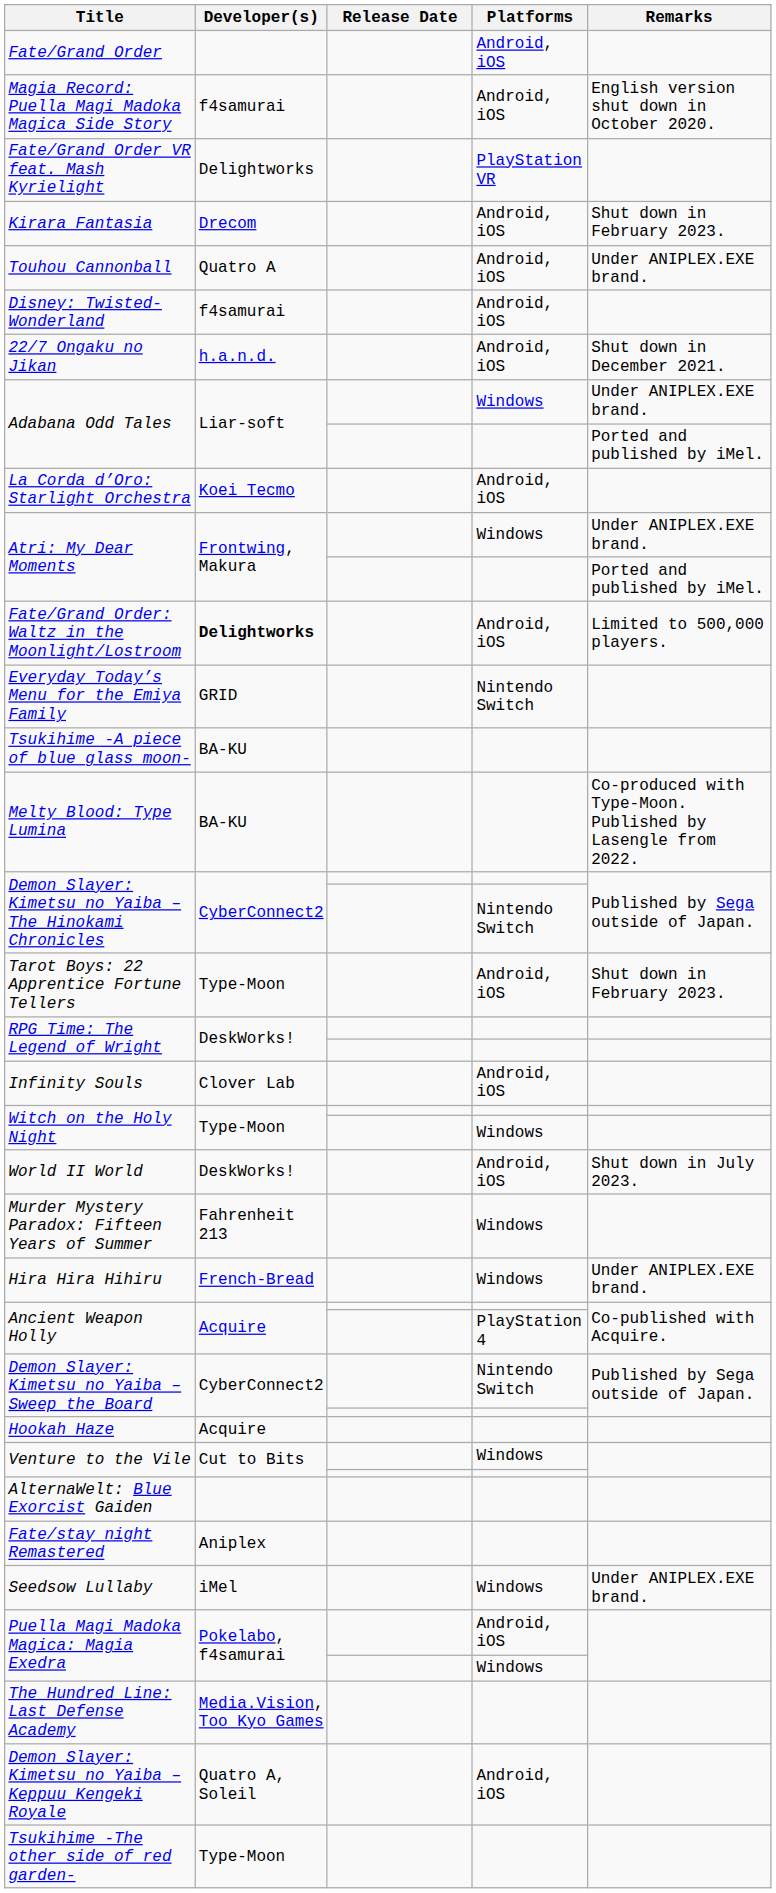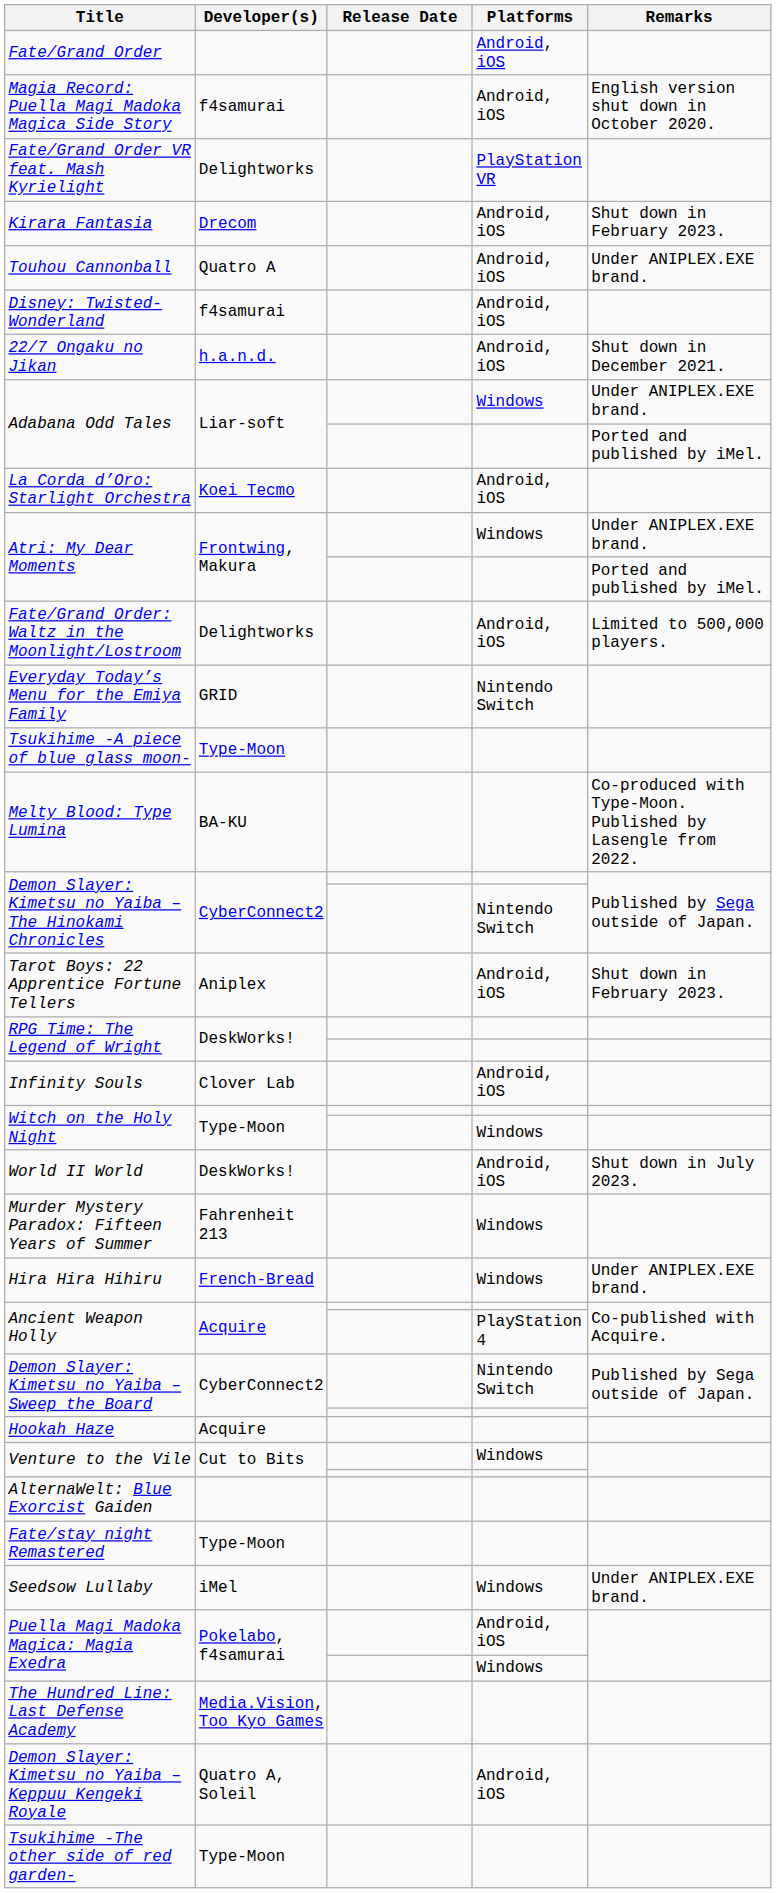(256, 633) bold -> (256, 633) normal
(223, 750) BA-KU -> (242, 750) Type-Moon
(242, 985) Type-Moon -> (232, 985) Aniplex
(232, 1543) Aniplex -> (242, 1543) Type-Moon
